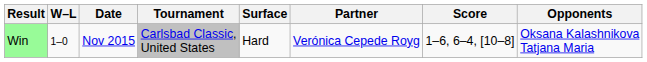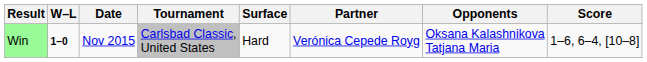columns swapped: (580, 14) <-> (470, 14)
(59, 41) normal -> (59, 40) bold
